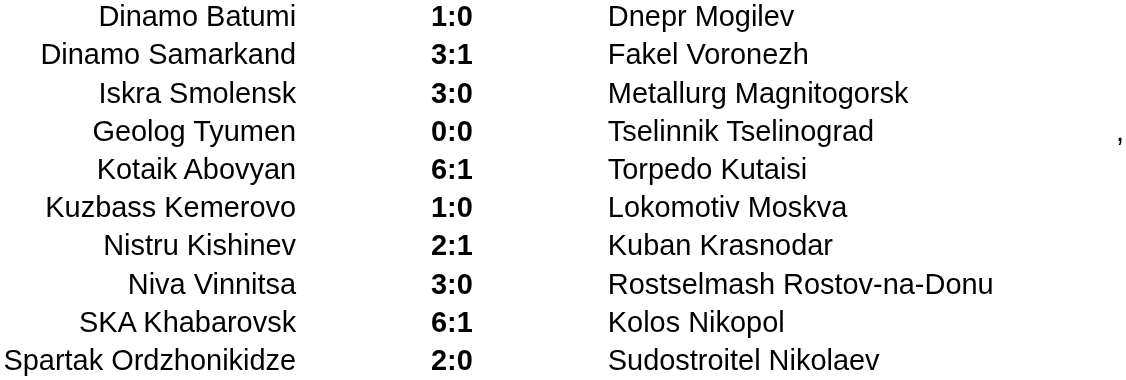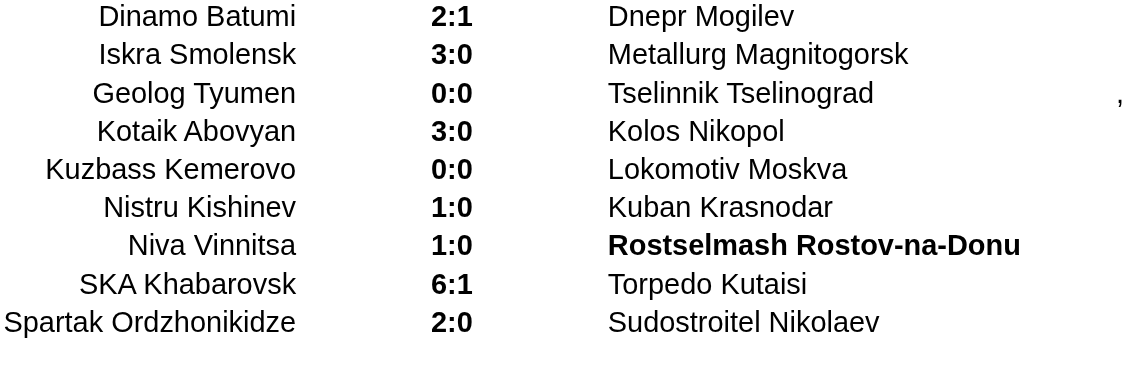(452, 16) 1:0 -> (452, 16) 2:1
- row: (168, 54)
(452, 169) 6:1 -> (452, 131) 3:0
(708, 169) Torpedo Kutaisi -> (696, 131) Kolos Nikopol
(452, 207) 1:0 -> (452, 169) 0:0
(452, 245) 2:1 -> (452, 207) 1:0
(452, 283) 3:0 -> (452, 245) 1:0
(801, 283) normal -> (814, 245) bold
(696, 322) Kolos Nikopol -> (708, 283) Torpedo Kutaisi
